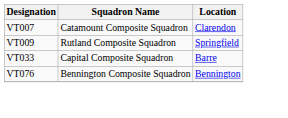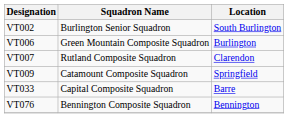+ row: (20, 27)
+ row: (20, 43)
(124, 27) Catamount Composite Squadron -> (118, 58) Rutland Composite Squadron
(118, 43) Rutland Composite Squadron -> (124, 74) Catamount Composite Squadron
